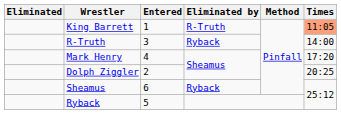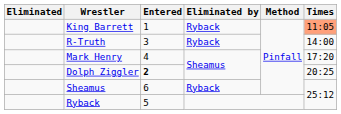(206, 27) R-Truth -> (203, 27) Ryback
(146, 72) normal -> (146, 72) bold
